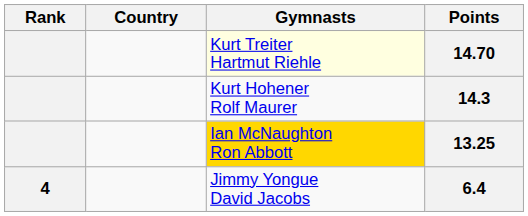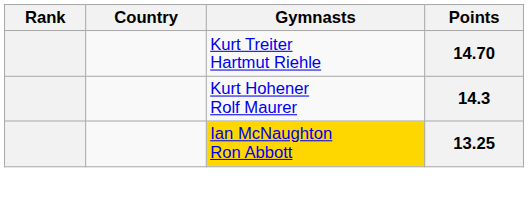(266, 53) lightyellow background -> (266, 53) no background
- row: (474, 188)
